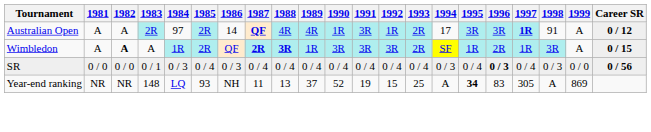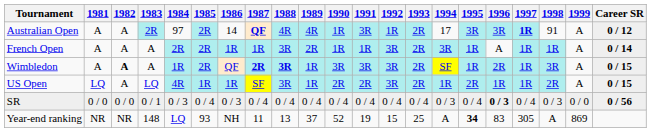+ row: (35, 48)
+ row: (27, 83)
